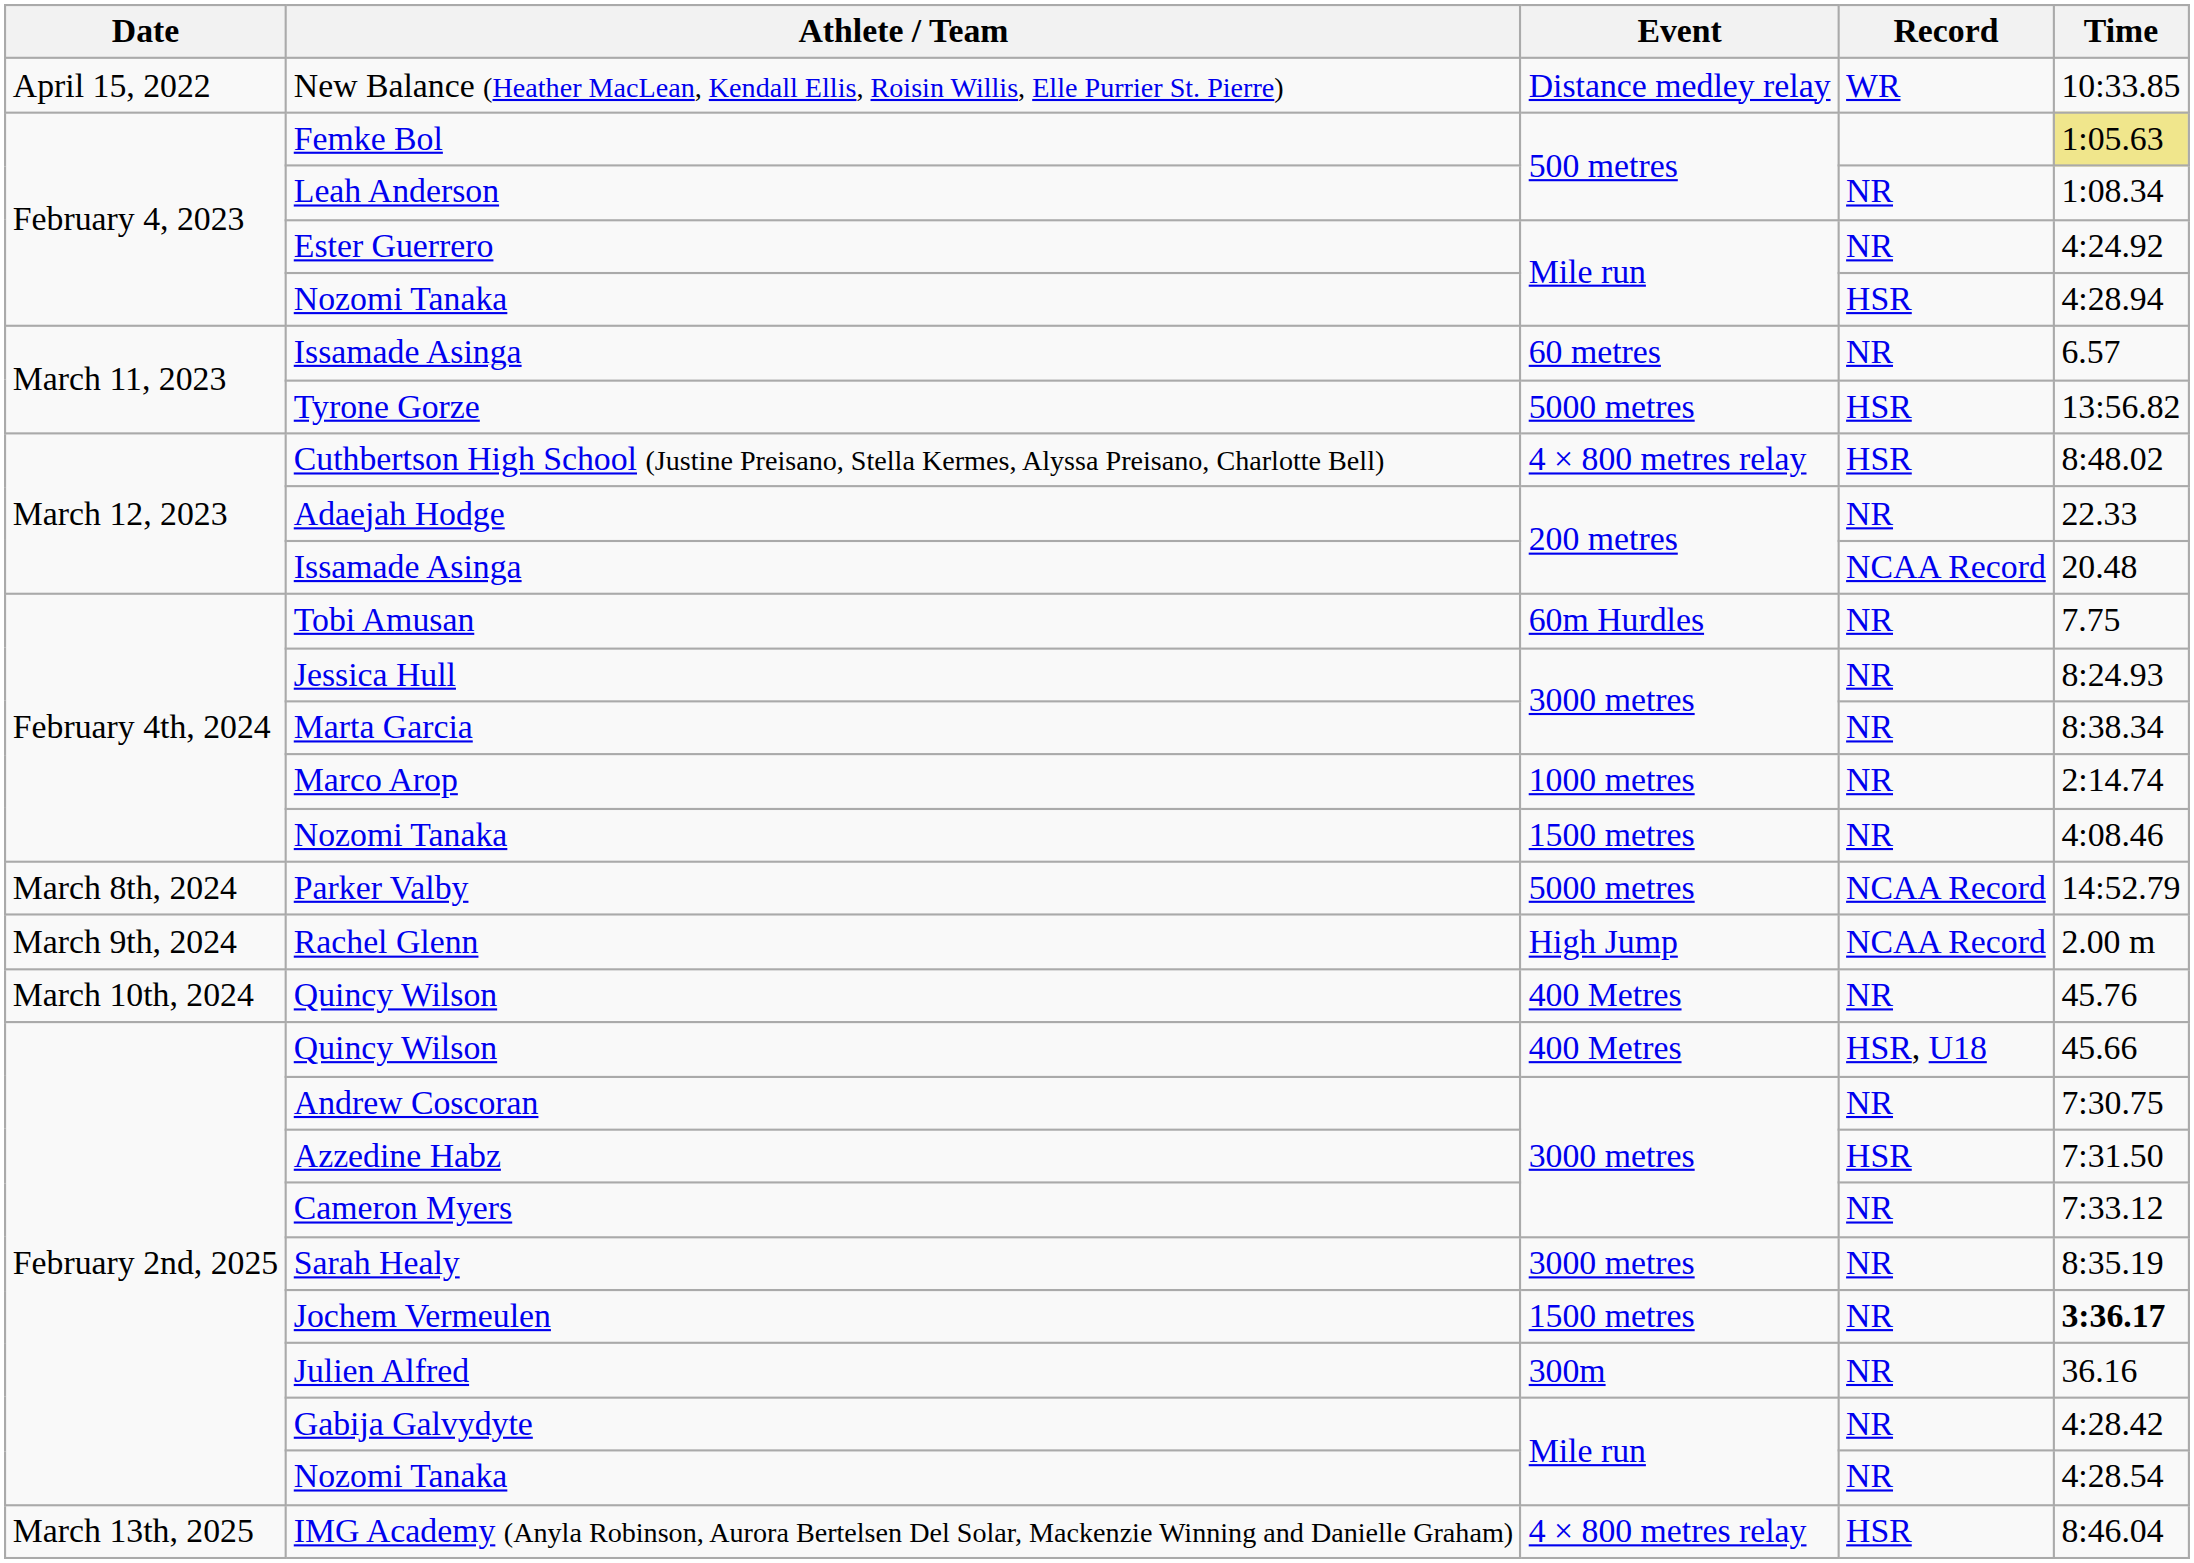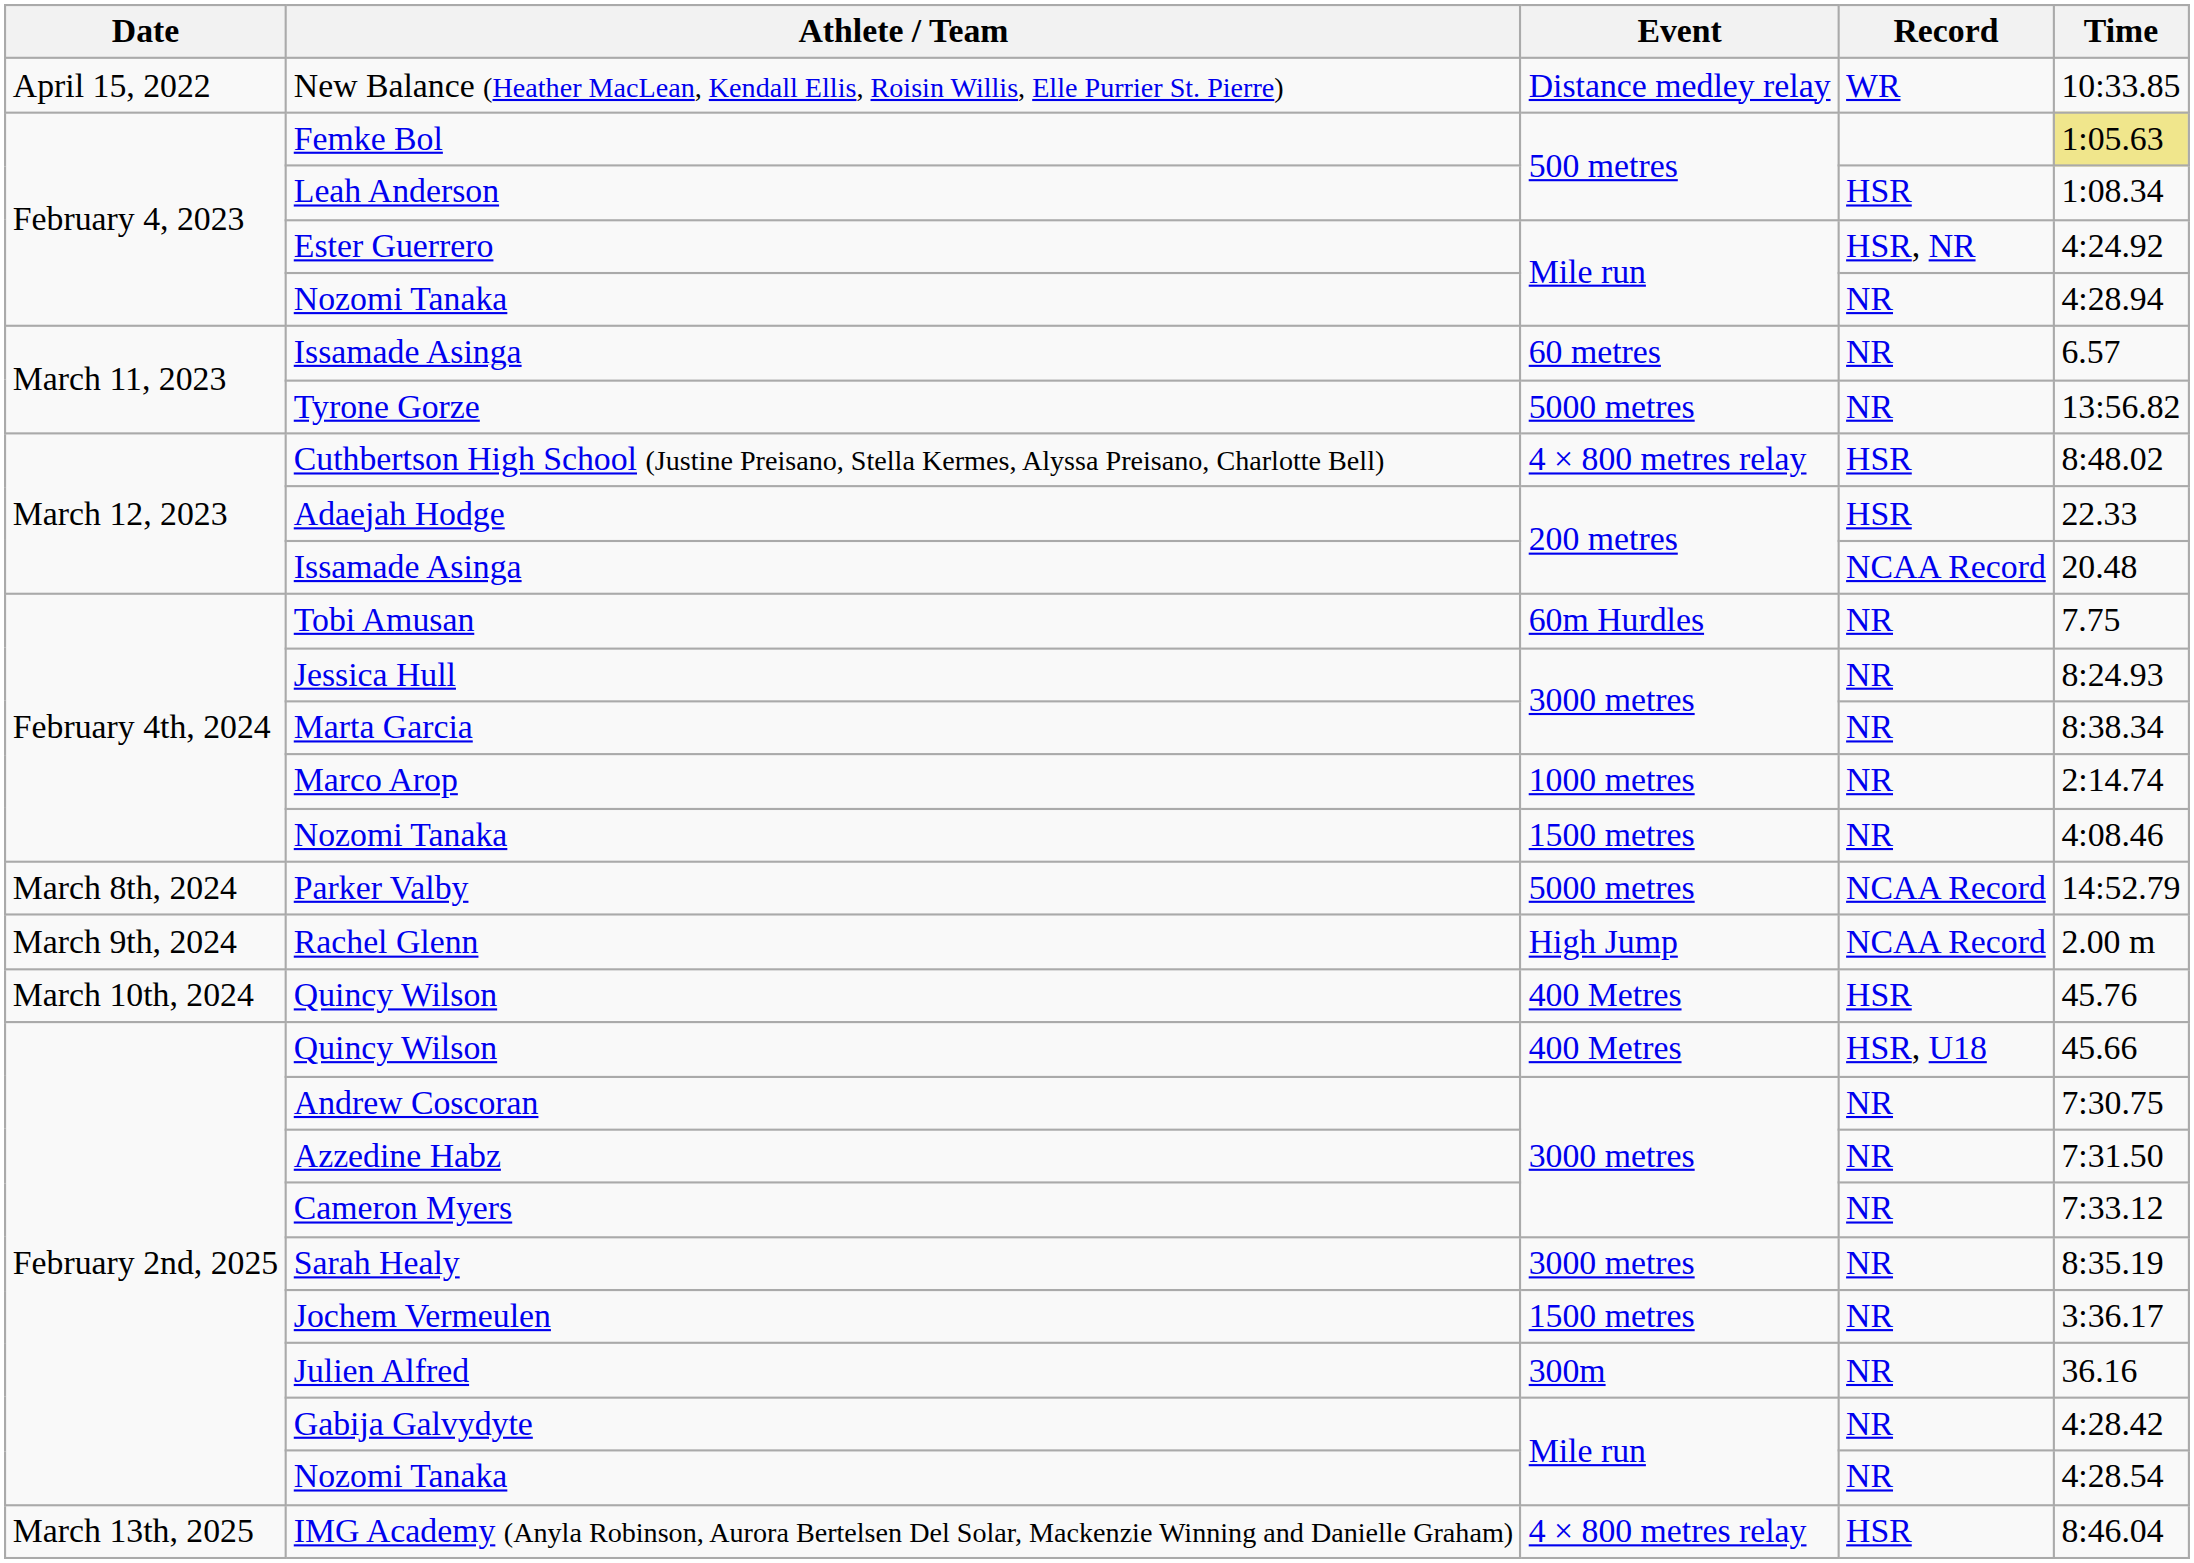(1870, 191) NR -> (1879, 191) HSR
(1870, 245) NR -> (1911, 245) HSR, NR
(1879, 298) HSR -> (1870, 298) NR
(1879, 406) HSR -> (1870, 406) NR
(1870, 513) NR -> (1879, 513) HSR
(1870, 995) NR -> (1879, 995) HSR
(1879, 1155) HSR -> (1870, 1155) NR
(2113, 1316) bold -> (2112, 1316) normal
